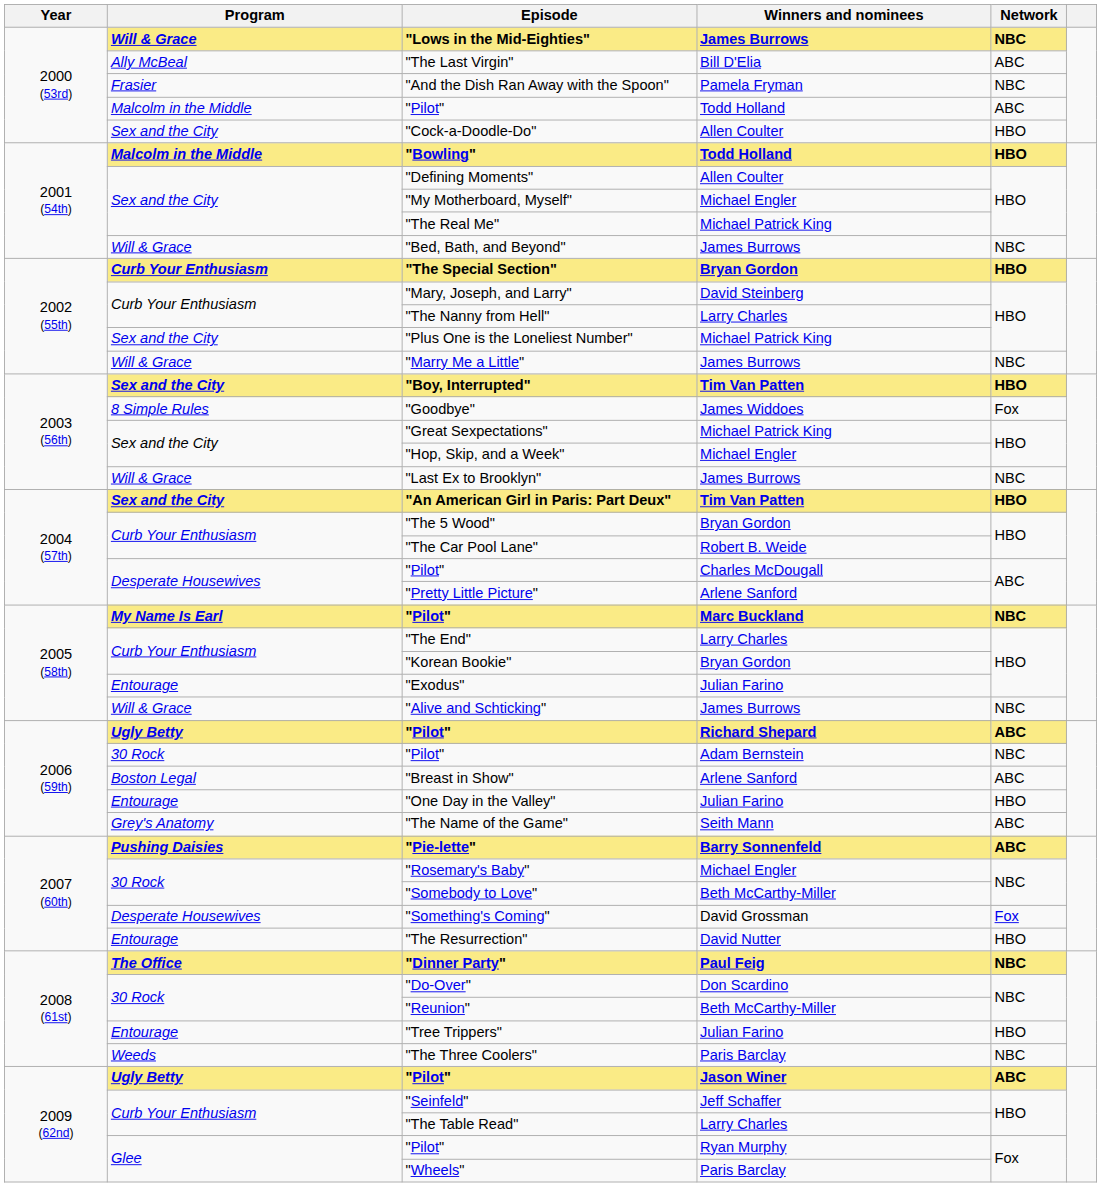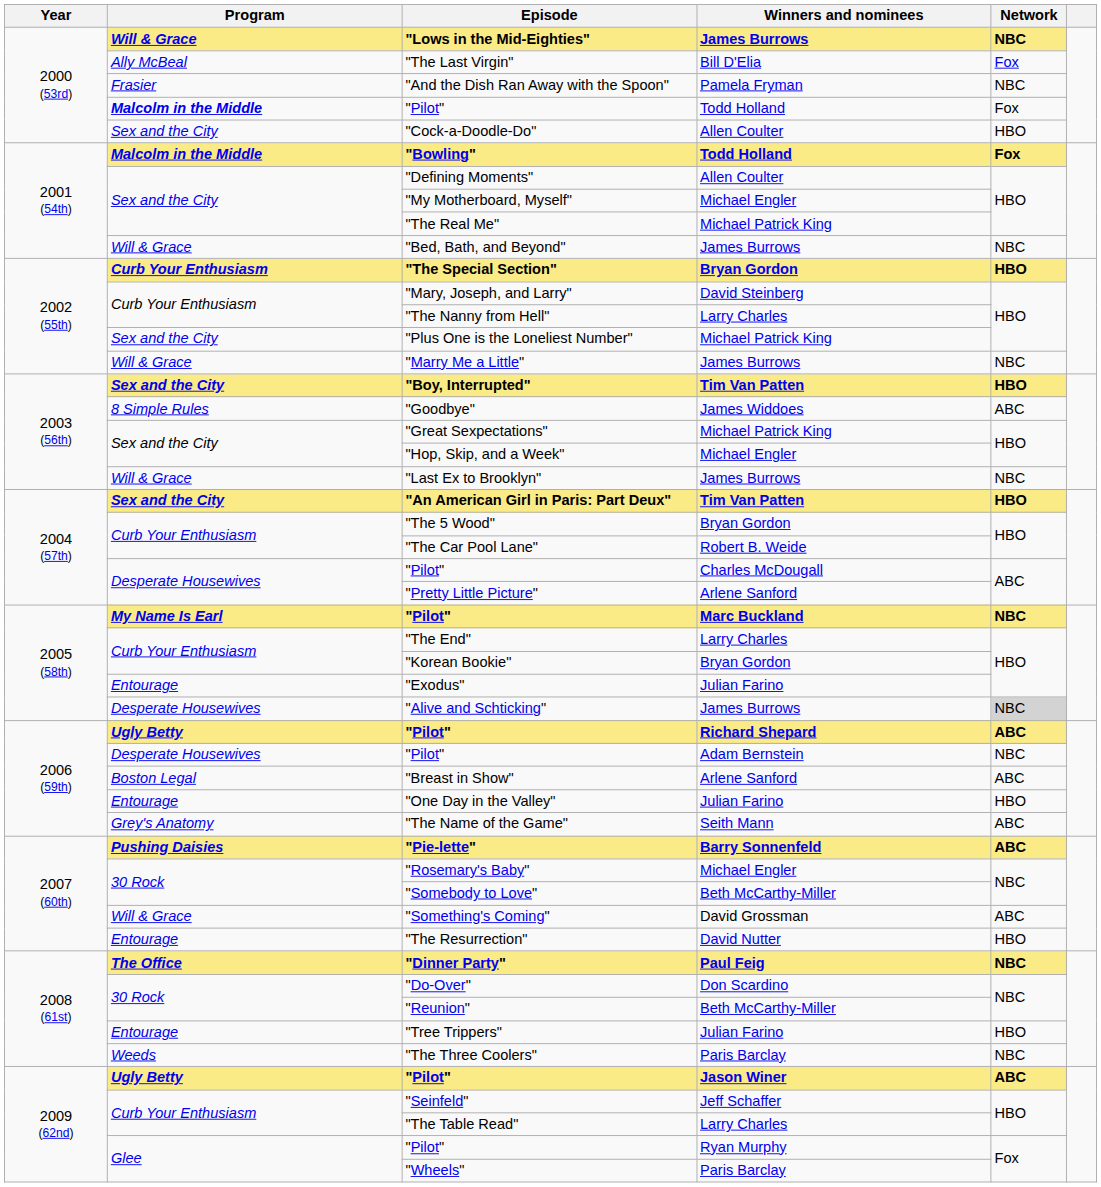(1010, 62) ABC -> (1007, 62) Fox
(181, 108) normal -> (187, 108) bold
(1010, 108) ABC -> (1007, 108) Fox
(1011, 154) HBO -> (1008, 154) Fox
(1007, 408) Fox -> (1010, 408) ABC
(151, 708) Will & Grace -> (186, 708) Desperate Housewives
(1010, 708) no background -> (1010, 708) lightgrey background
(138, 754) 30 Rock -> (186, 754) Desperate Housewives
(186, 916) Desperate Housewives -> (151, 916) Will & Grace
(1007, 916) Fox -> (1010, 916) ABC
